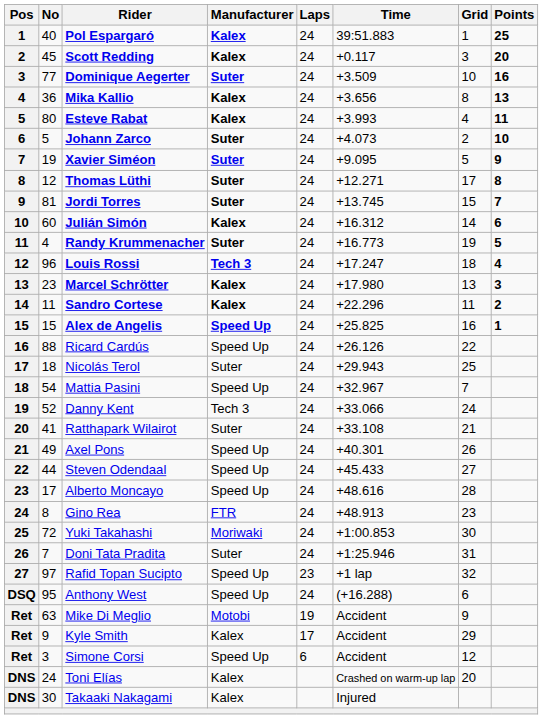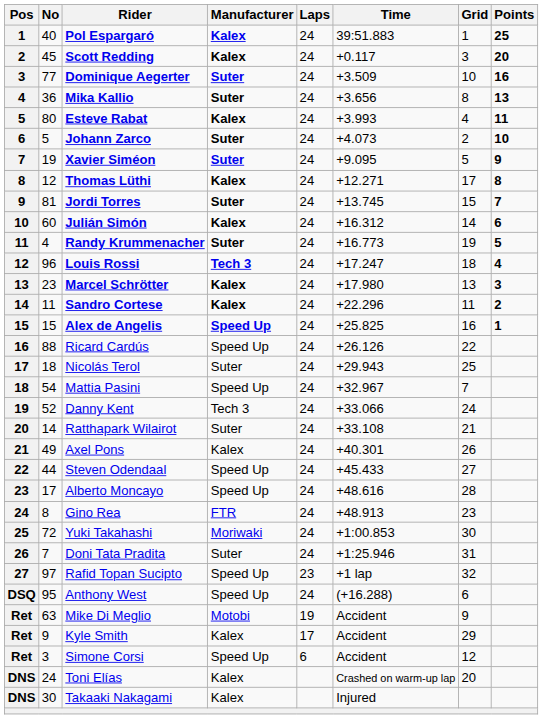(228, 98) Kalex -> (227, 98) Suter
(227, 181) Suter -> (228, 181) Kalex
(49, 429) 41 -> (49, 429) 14
(240, 450) Speed Up -> (227, 450) Kalex
